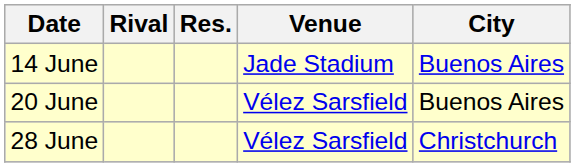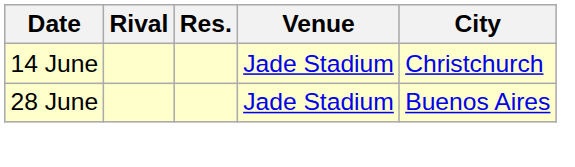(491, 63) Buenos Aires -> (474, 63) Christchurch
- row: (54, 102)
(325, 141) Vélez Sarsfield -> (318, 102) Jade Stadium
(488, 141) Christchurch -> (478, 102) Buenos Aires
